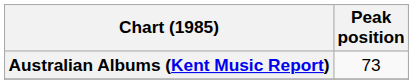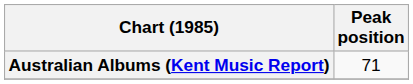(371, 65) 73 -> (371, 65) 71
